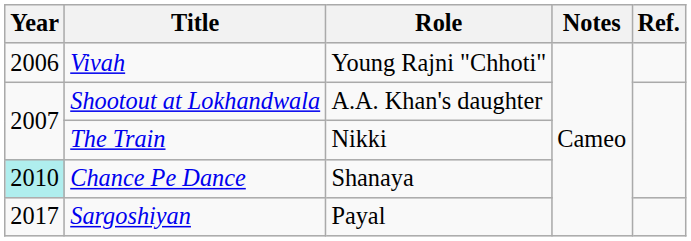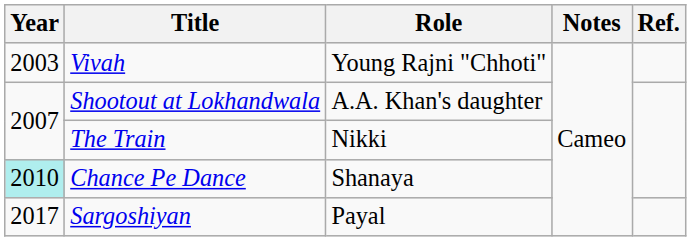(35, 62) 2006 -> (35, 62) 2003
